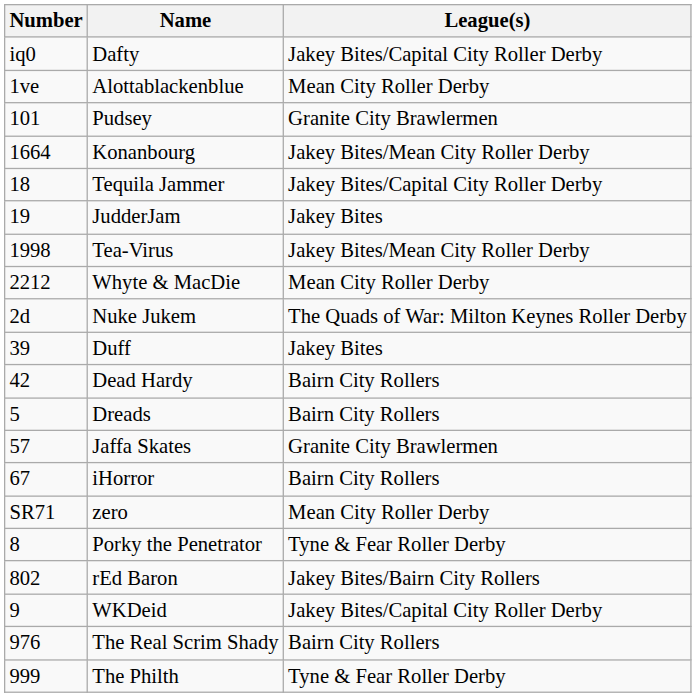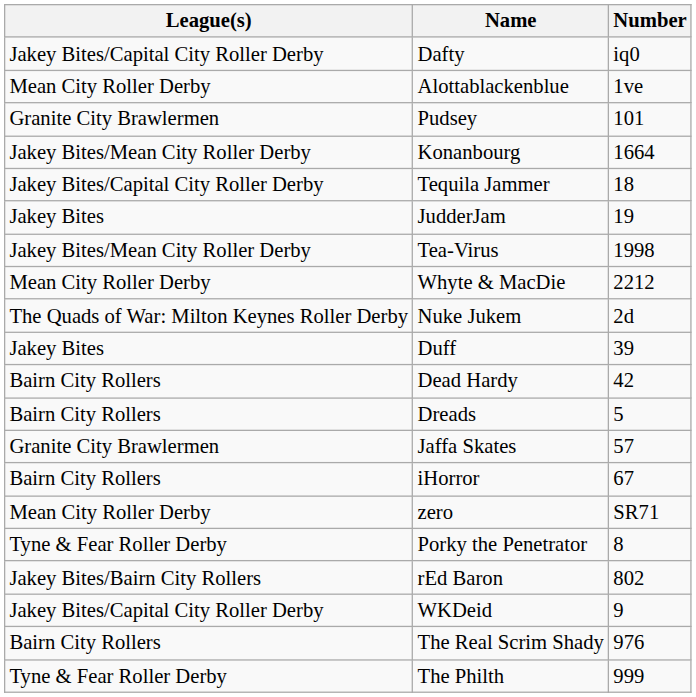columns swapped: (46, 20) <-> (487, 20)
